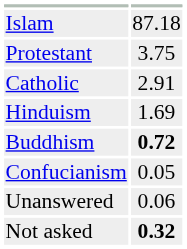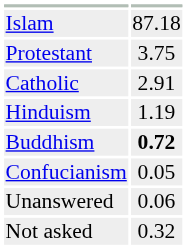(156, 112) 1.69 -> (156, 112) 1.19
(156, 231) bold -> (156, 231) normal
